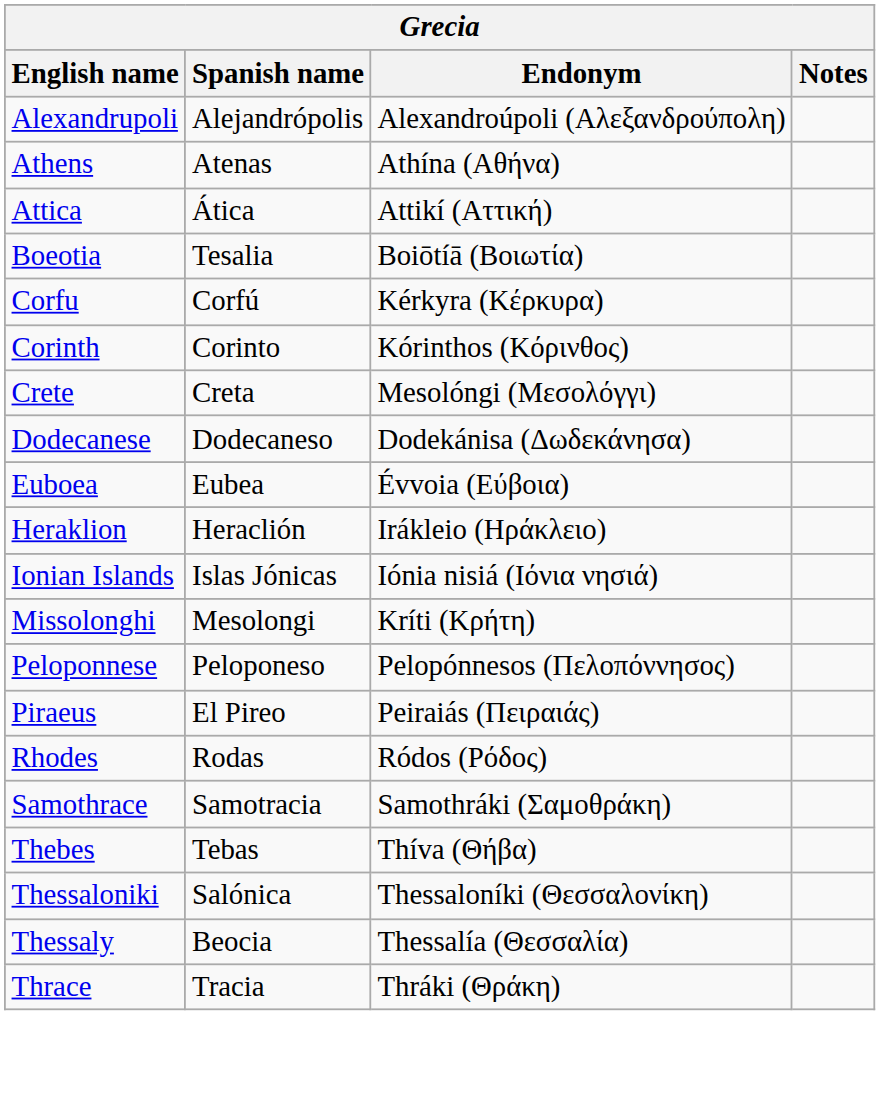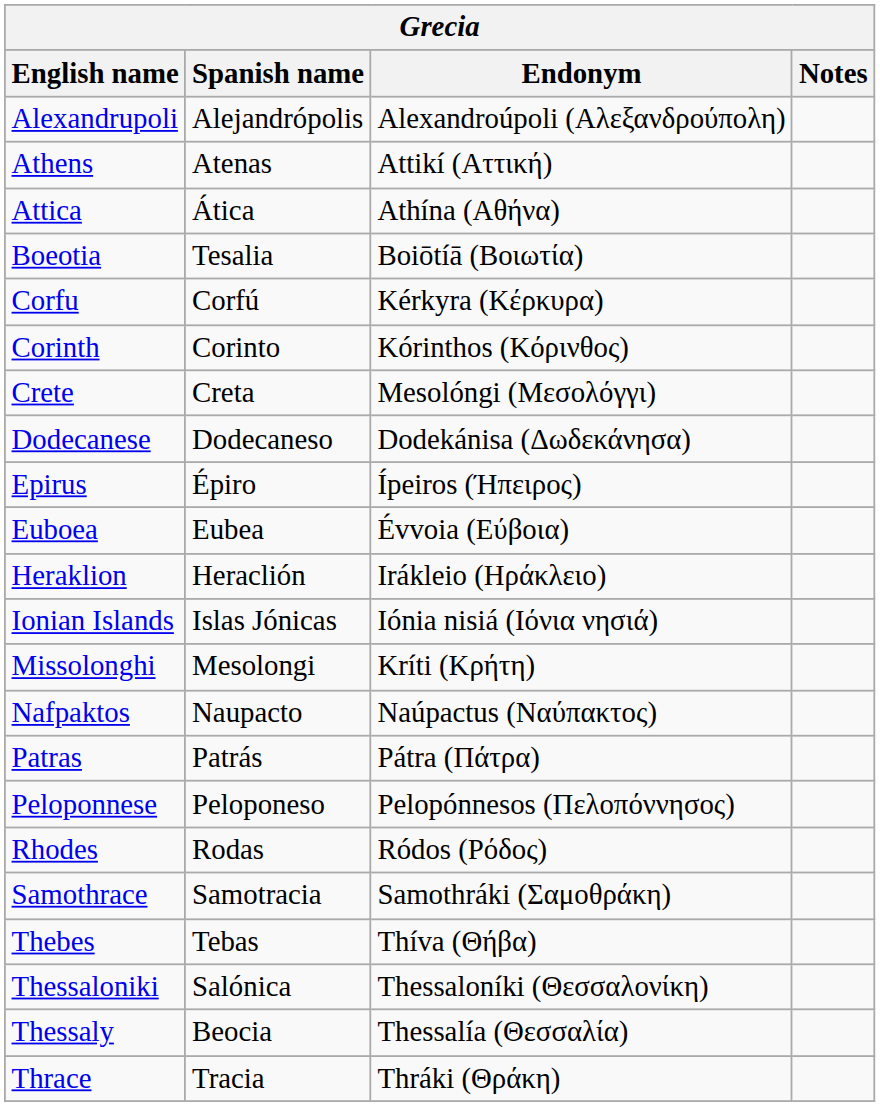(469, 164) Athína (Αθήνα) -> (465, 164) Attikí (Αττική)
(465, 210) Attikí (Αττική) -> (469, 210) Athína (Αθήνα)
+ row: (49, 484)
+ row: (71, 712)
+ row: (47, 758)
- row: (54, 712)
